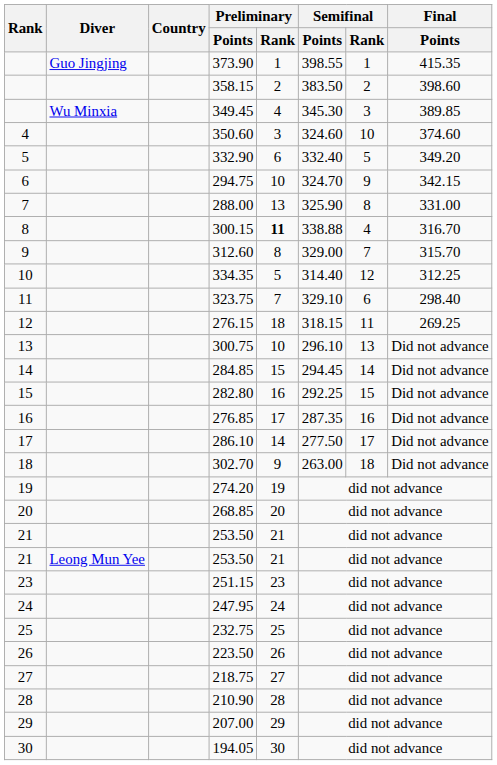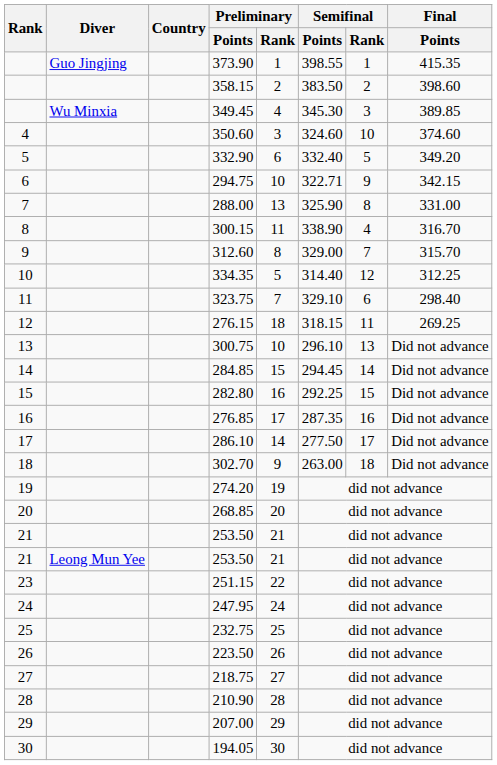(322, 181) 324.70 -> (322, 181) 322.71
(278, 228) bold -> (278, 228) normal
(322, 228) 338.88 -> (322, 228) 338.90
(278, 582) 23 -> (278, 582) 22
